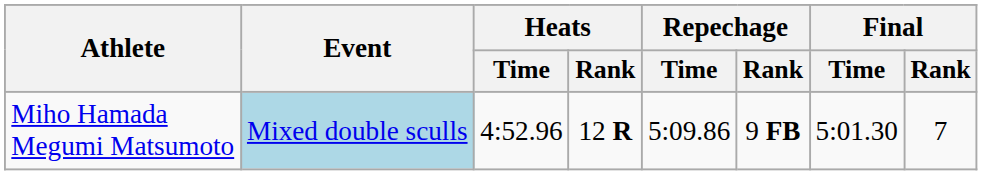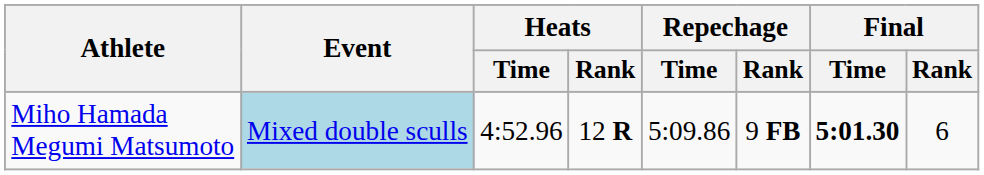(857, 130) normal -> (857, 130) bold
(941, 130) 7 -> (942, 130) 6
